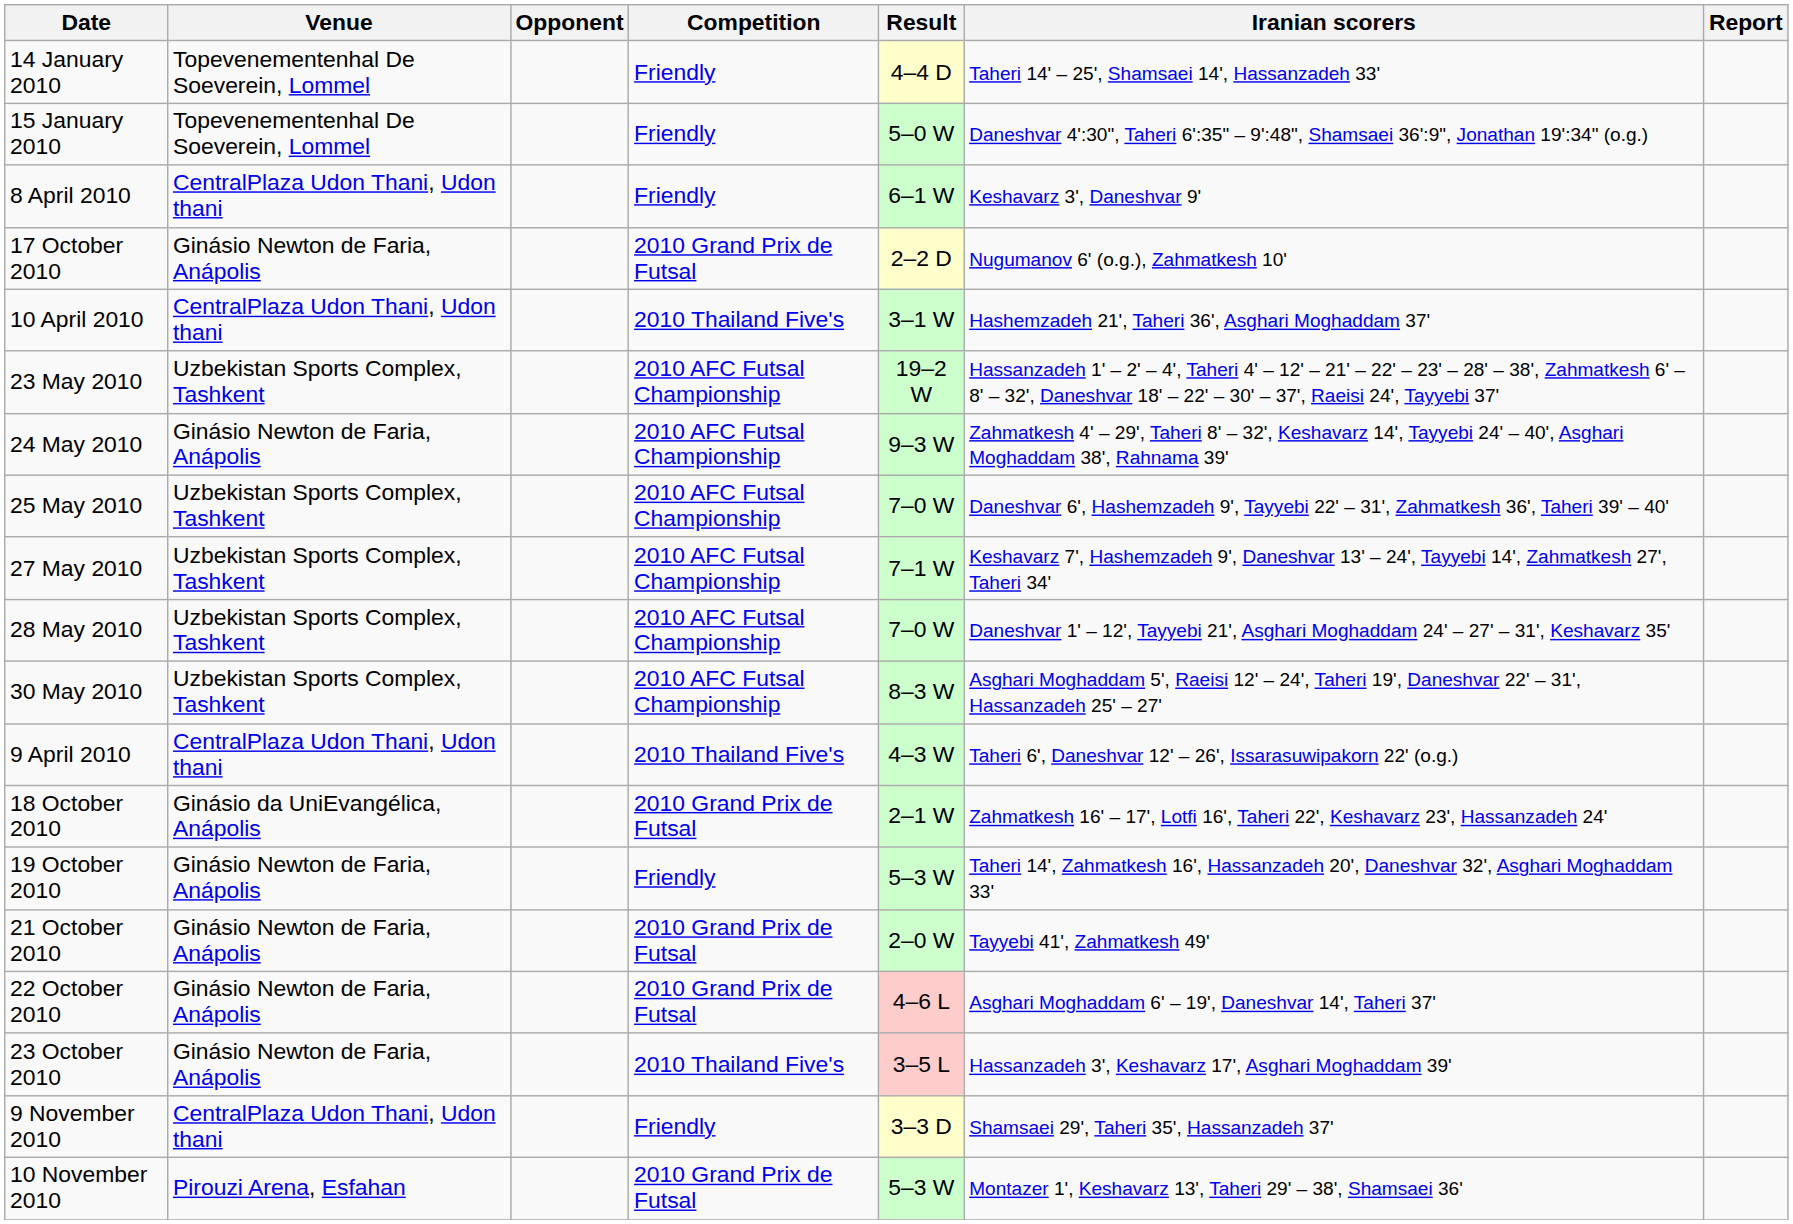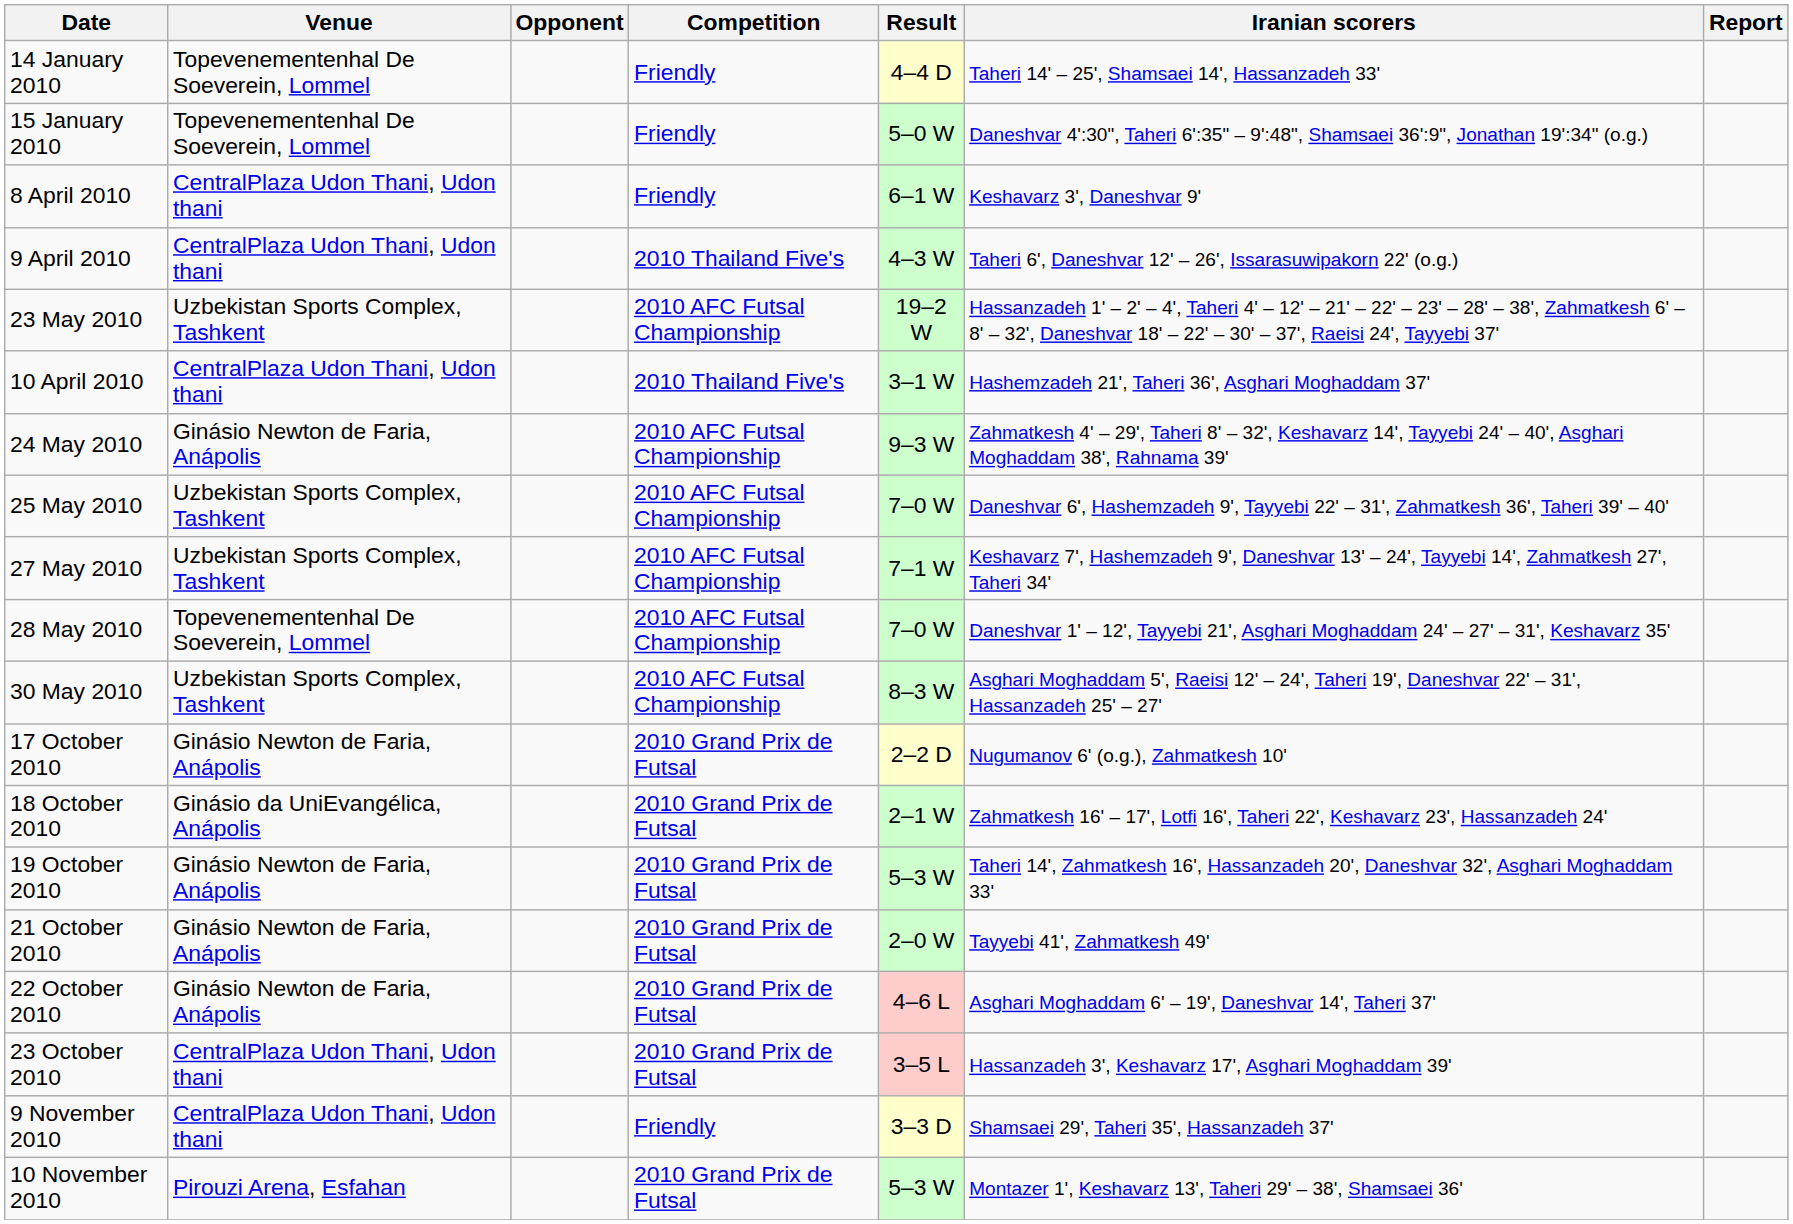rows swapped: (70, 754) <-> (67, 257)
rows swapped: (77, 319) <-> (76, 381)
(317, 630) Uzbekistan Sports Complex, Tashkent -> (294, 630) Topevenementenhal De Soeverein, Lommel
(675, 878) Friendly -> (733, 878) 2010 Grand Prix de Futsal
(302, 1064) Ginásio Newton de Faria, Anápolis -> (334, 1064) CentralPlaza Udon Thani, Udon thani
(739, 1064) 2010 Thailand Five's -> (733, 1064) 2010 Grand Prix de Futsal
